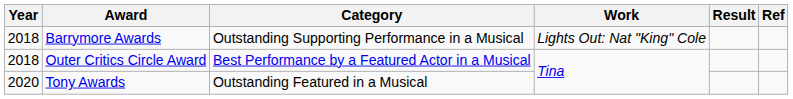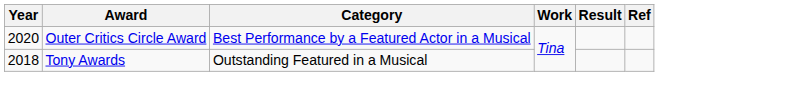- row: (103, 37)
(23, 60) 2018 -> (23, 37) 2020
(23, 82) 2020 -> (23, 60) 2018
